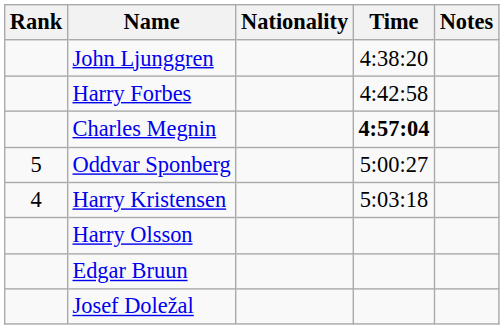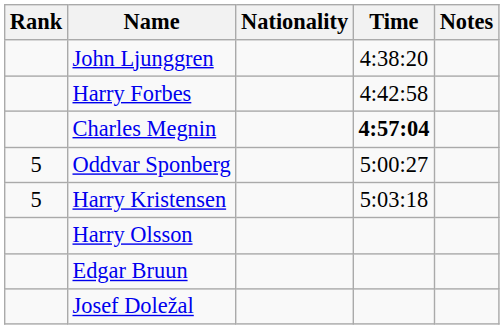(36, 199) 4 -> (36, 199) 5
